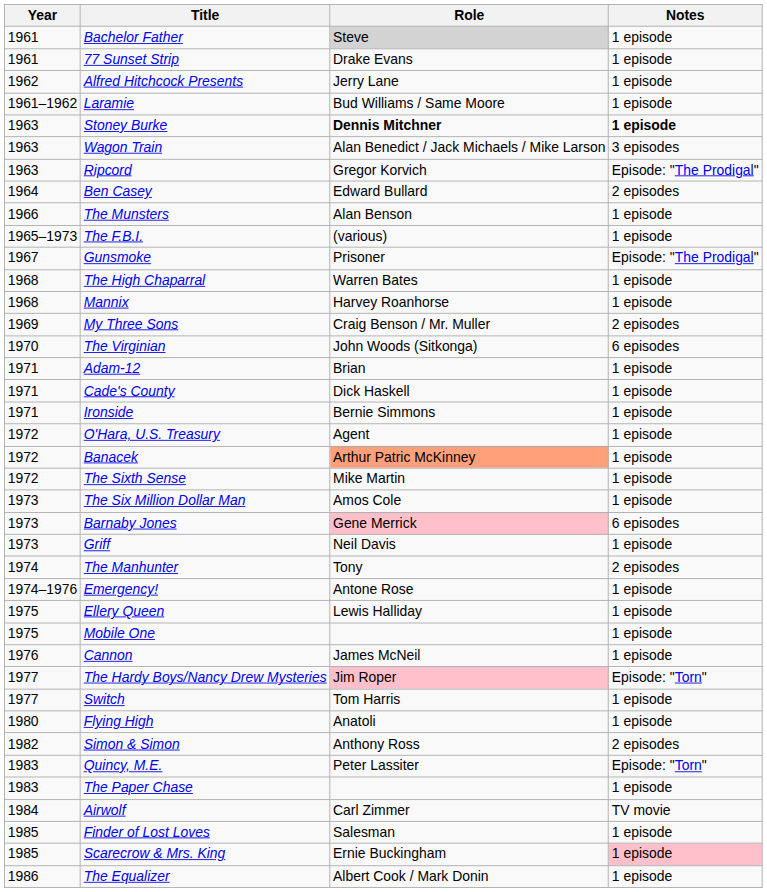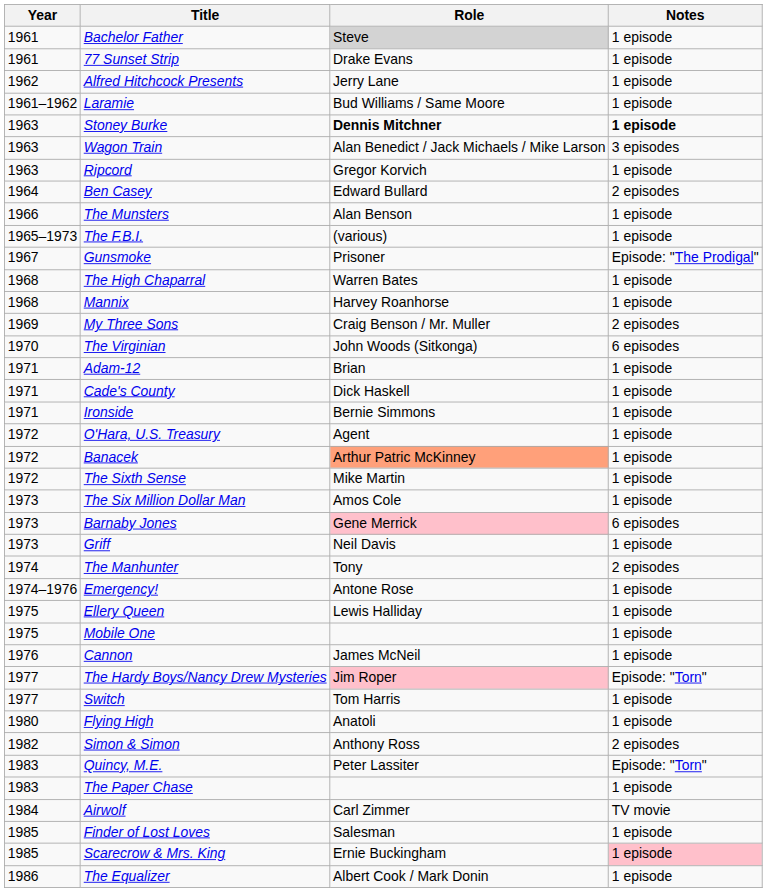(685, 170) Episode: "The Prodigal" -> (642, 170) 1 episode
